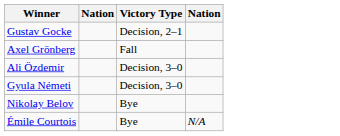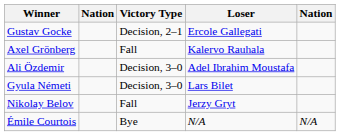+ column: (241, 13)
(129, 103) Bye -> (128, 103) Fall
